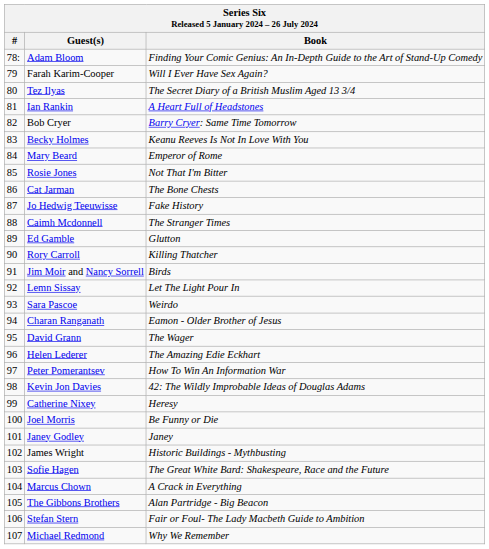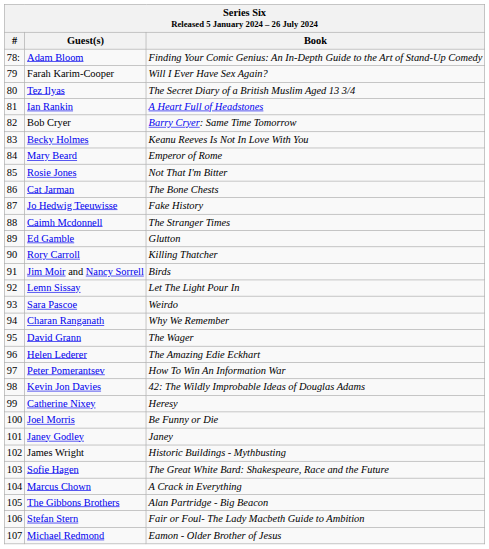(215, 321) Eamon - Older Brother of Jesus -> (189, 321) Why We Remember
(189, 535) Why We Remember -> (215, 535) Eamon - Older Brother of Jesus
